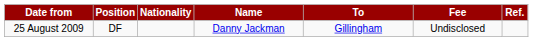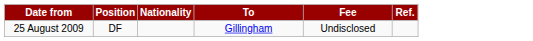- column: (249, 13)
